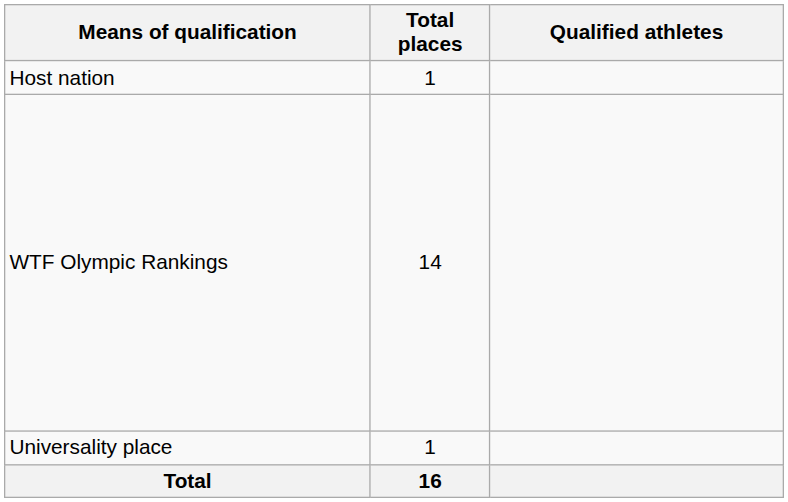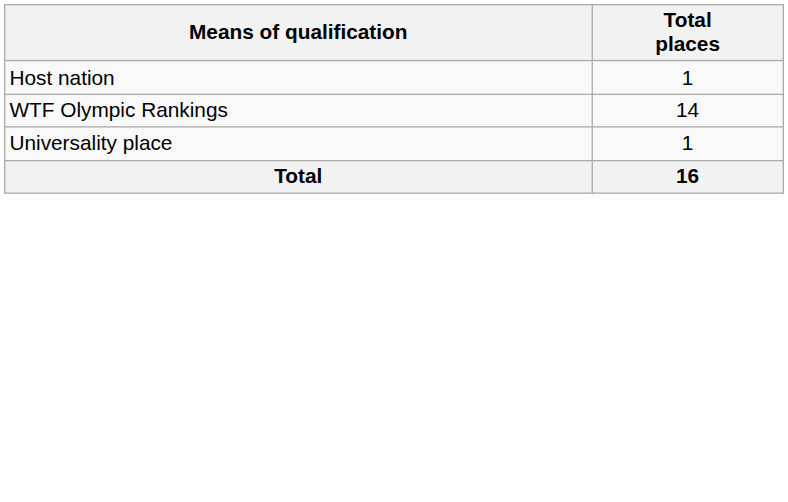- column: (637, 32)
